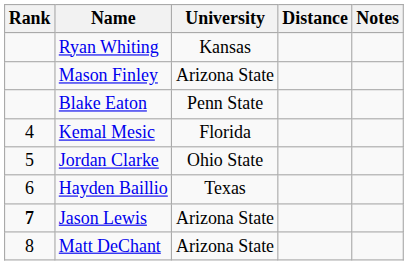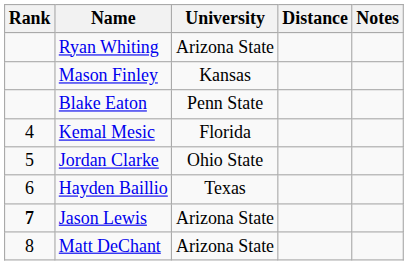(225, 47) Kansas -> (225, 47) Arizona State
(225, 75) Arizona State -> (225, 75) Kansas
